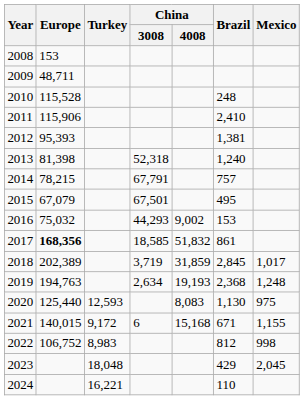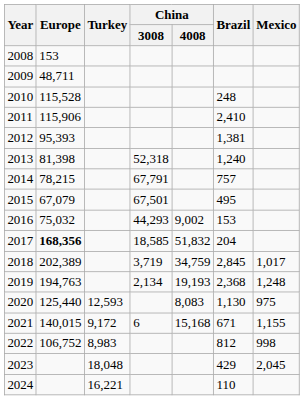(226, 240) 861 -> (226, 240) 204
(193, 261) 31,859 -> (193, 261) 34,759
(148, 281) 2,634 -> (148, 281) 2,134
